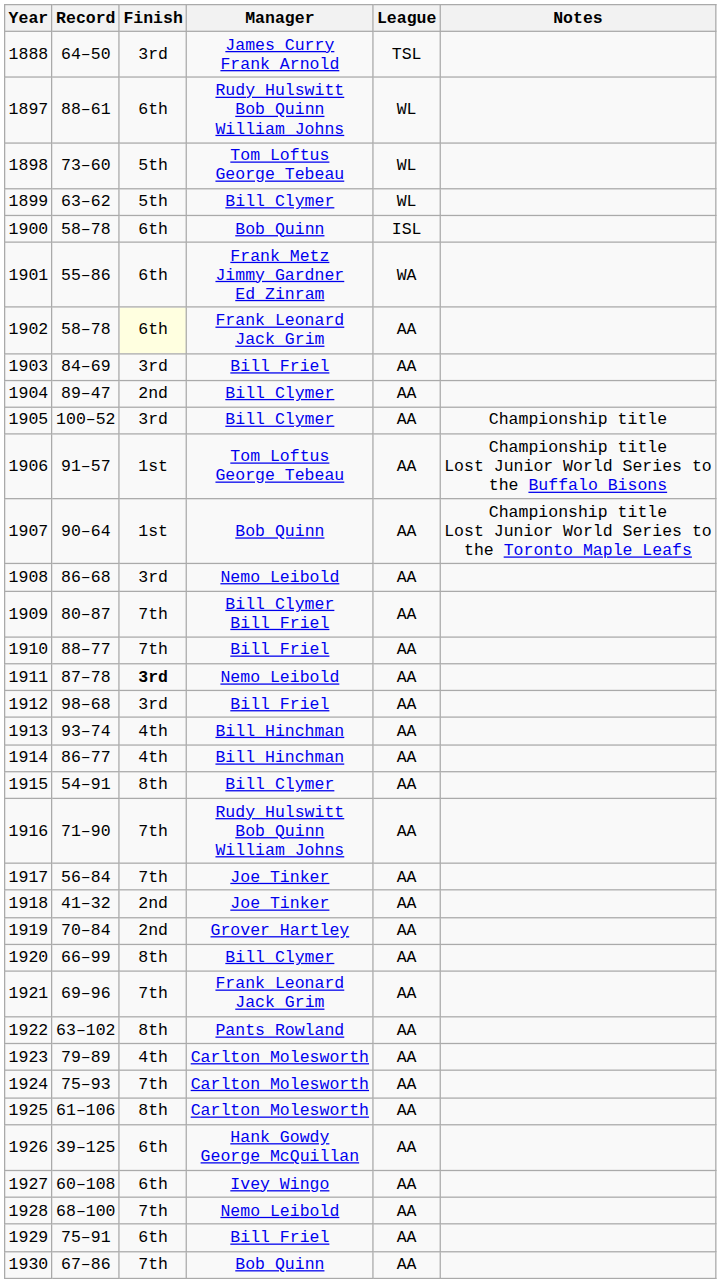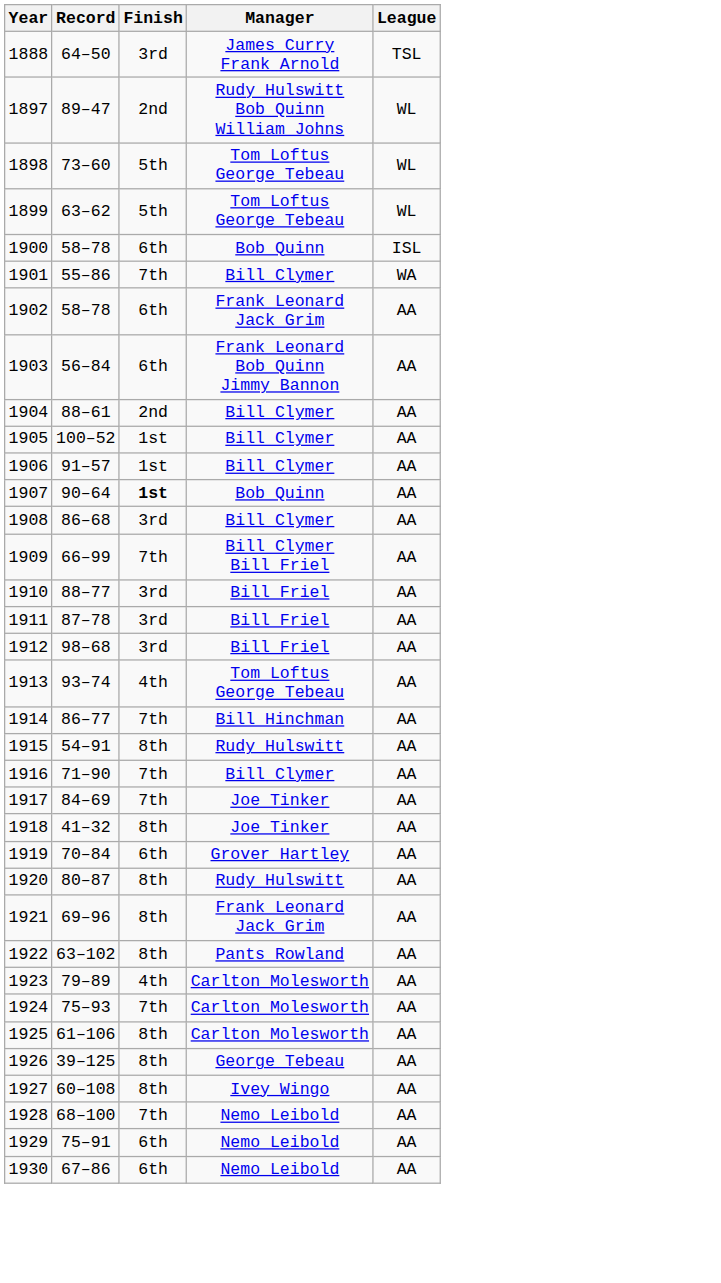- column: (578, 18)
(86, 110) 88–61 -> (86, 110) 89–47
(153, 110) 6th -> (153, 110) 2nd
(280, 202) Bill Clymer -> (280, 211) Tom Loftus George Tebeau
(153, 275) 6th -> (153, 275) 7th
(280, 275) Frank Metz Jimmy Gardner Ed Zinram -> (280, 275) Bill Clymer
(153, 330) lightyellow background -> (153, 311) no background
(86, 367) 84–69 -> (86, 367) 56–84
(153, 367) 3rd -> (153, 367) 6th
(280, 367) Bill Friel -> (280, 367) Frank Leonard Bob Quinn Jimmy Bannon
(86, 394) 89–47 -> (86, 413) 88–61
(153, 421) 3rd -> (153, 440) 1st
(280, 466) Tom Loftus George Tebeau -> (280, 466) Bill Clymer
(153, 531) normal -> (153, 493) bold
(280, 577) Nemo Leibold -> (280, 520) Bill Clymer
(86, 614) 80–87 -> (86, 557) 66–99
(153, 650) 7th -> (153, 593) 3rd
(153, 677) bold -> (153, 620) normal
(280, 677) Nemo Leibold -> (280, 620) Bill Friel
(280, 731) Bill Hinchman -> (280, 683) Tom Loftus George Tebeau
(153, 758) 4th -> (153, 720) 7th
(280, 785) Bill Clymer -> (280, 747) Rudy Hulswitt
(280, 831) Rudy Hulswitt Bob Quinn William Johns -> (280, 774) Bill Clymer
(86, 877) 56–84 -> (86, 801) 84–69
(153, 904) 2nd -> (153, 827) 8th
(153, 931) 2nd -> (153, 854) 6th
(86, 957) 66–99 -> (86, 881) 80–87
(280, 957) Bill Clymer -> (280, 881) Rudy Hulswitt
(153, 994) 7th -> (153, 918) 8th
(153, 1148) 6th -> (153, 1062) 8th
(280, 1148) Hank Gowdy George McQuillan -> (280, 1062) George Tebeau
(153, 1184) 6th -> (153, 1089) 8th
(280, 1238) Bill Friel -> (280, 1143) Nemo Leibold
(153, 1265) 7th -> (153, 1169) 6th
(280, 1265) Bob Quinn -> (280, 1169) Nemo Leibold
